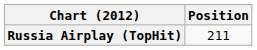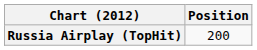(218, 35) 211 -> (218, 35) 200
